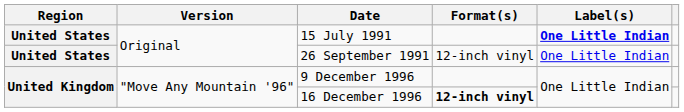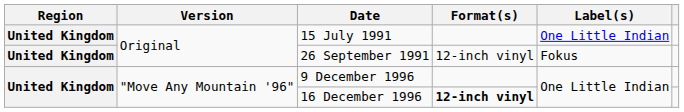(61, 35) United States -> (61, 35) United Kingdom
(605, 35) bold -> (605, 35) normal
(61, 56) United States -> (61, 56) United Kingdom
(605, 56) One Little Indian -> (559, 56) Fokus
